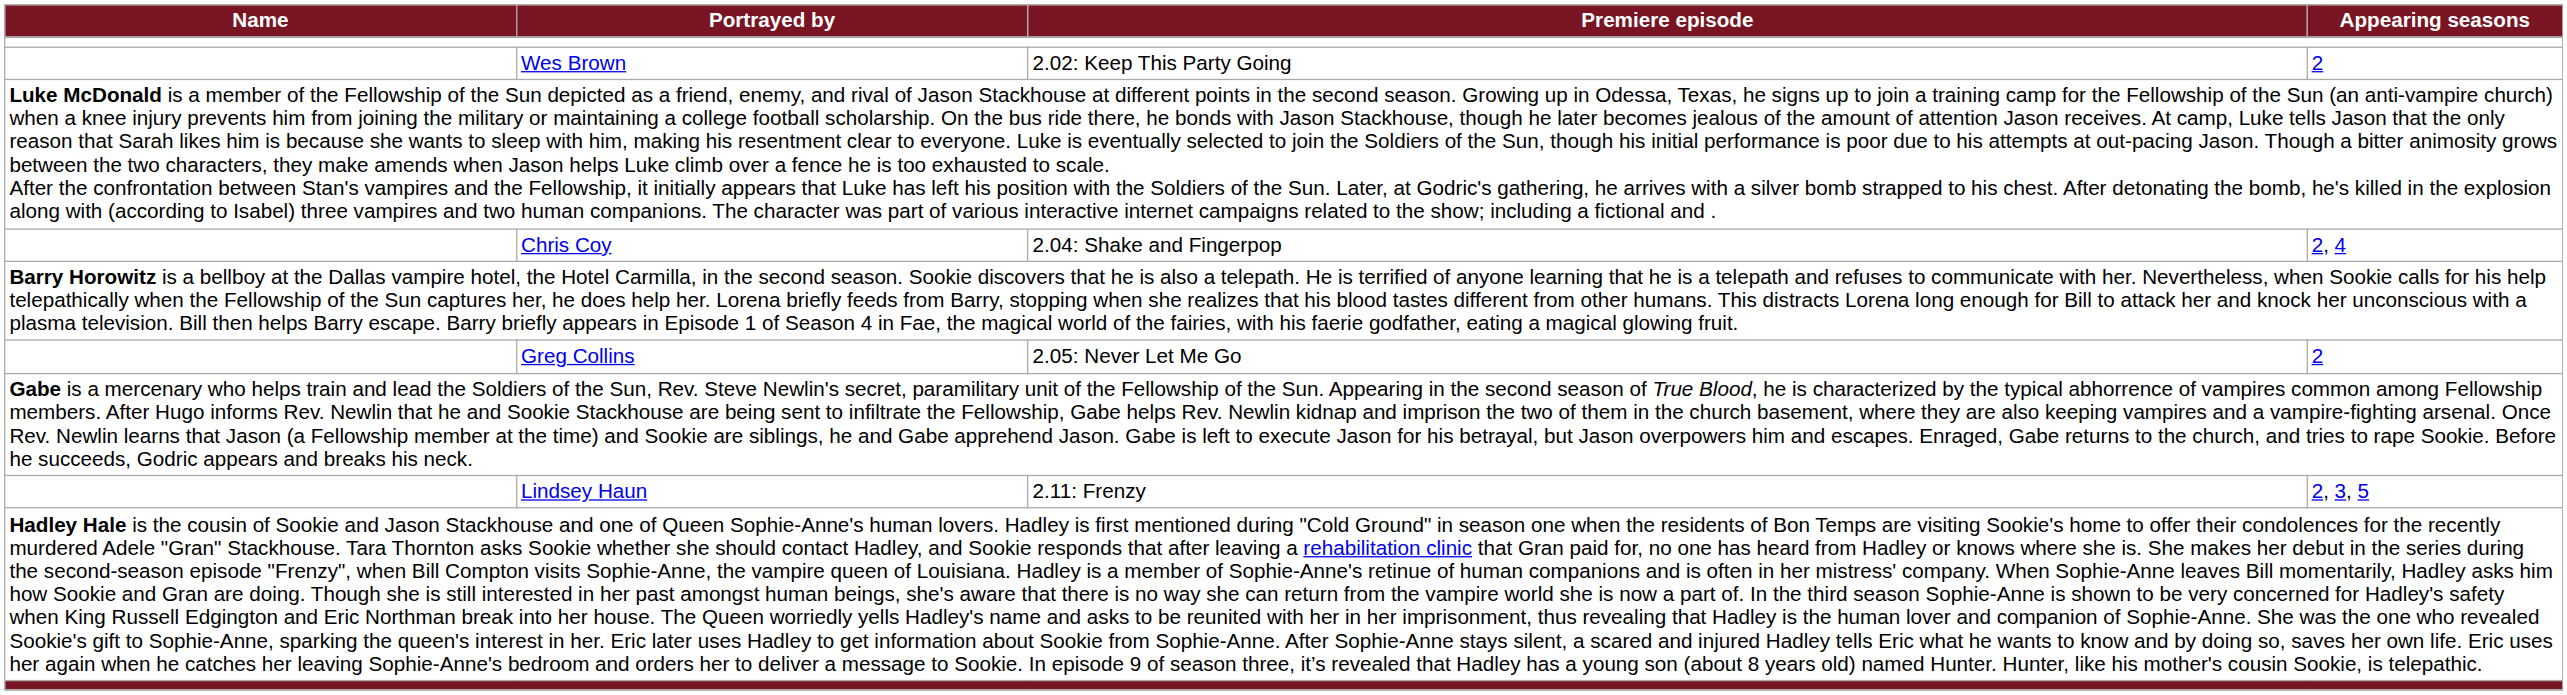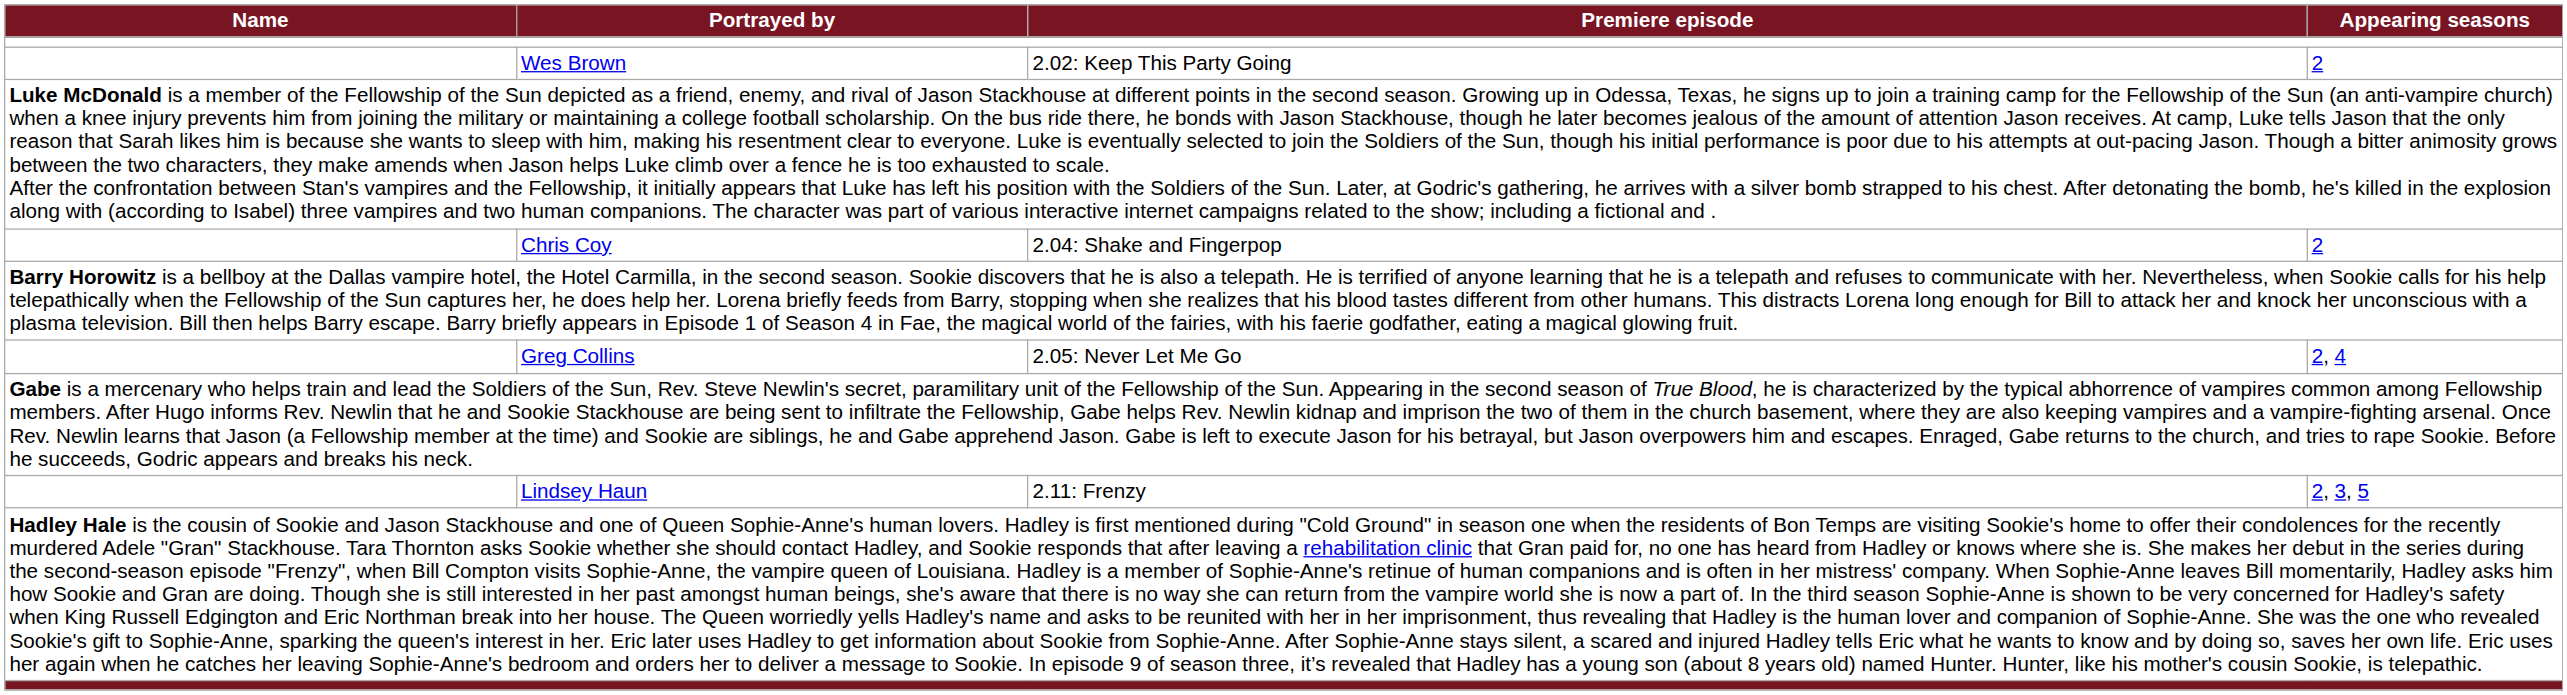(2329, 244) 2, 4 -> (2317, 244) 2
(2317, 356) 2 -> (2329, 356) 2, 4
